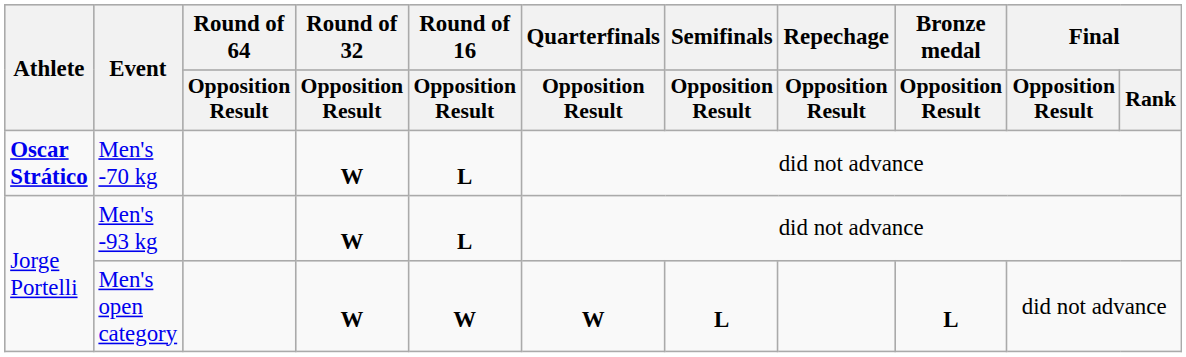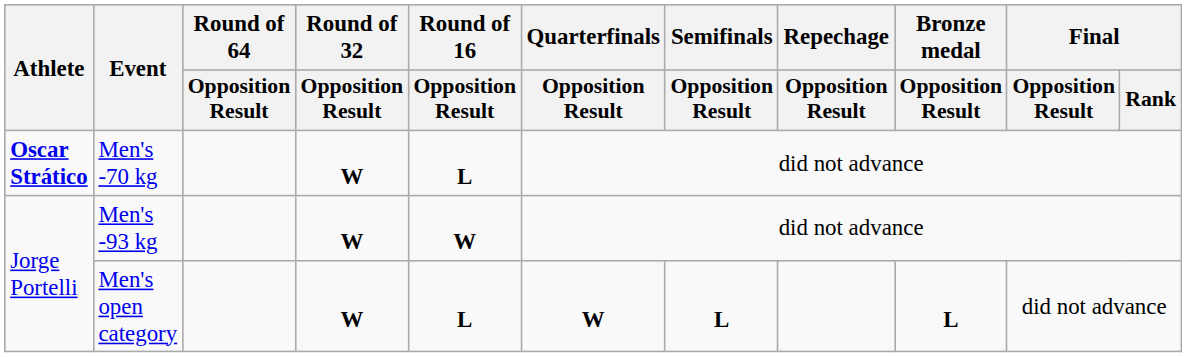(465, 241) L -> (465, 241) W
(465, 319) W -> (465, 319) L
